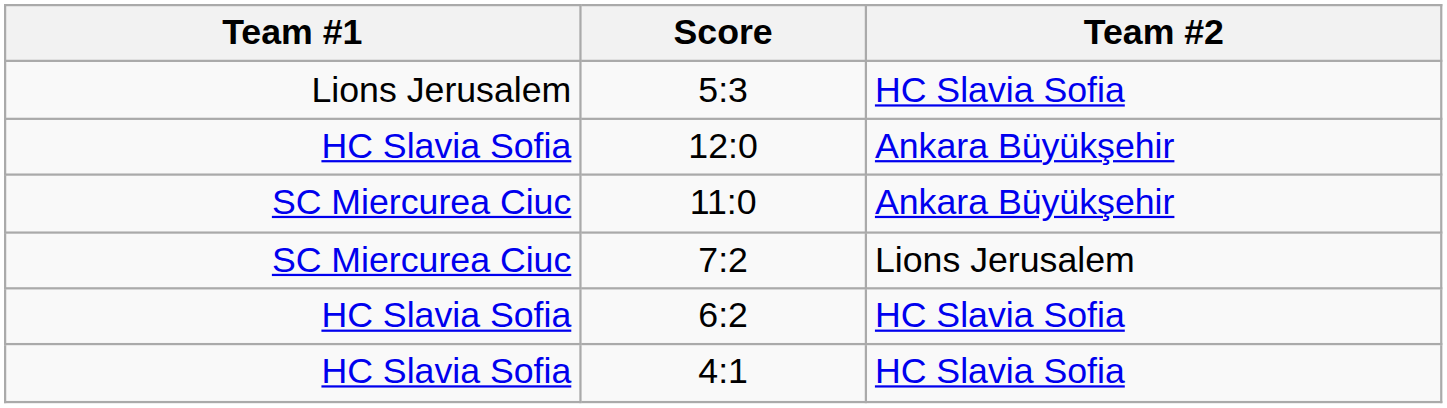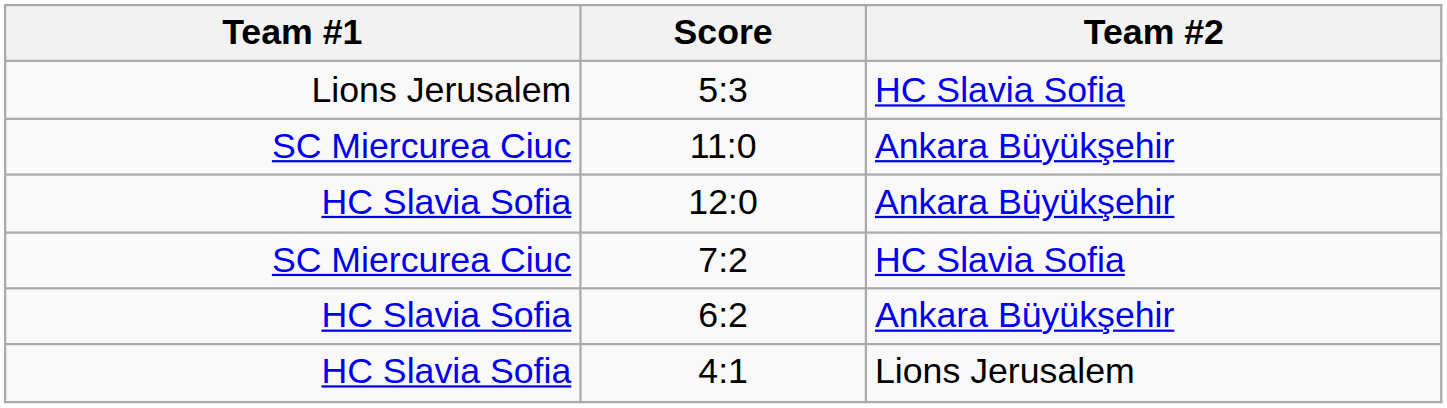rows swapped: (723, 202) <-> (723, 145)
(1005, 259) Lions Jerusalem -> (1000, 259) HC Slavia Sofia
(1000, 315) HC Slavia Sofia -> (1025, 315) Ankara Büyükşehir
(1000, 372) HC Slavia Sofia -> (1005, 372) Lions Jerusalem
